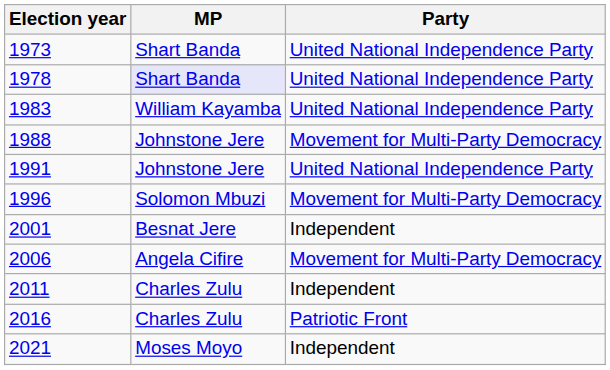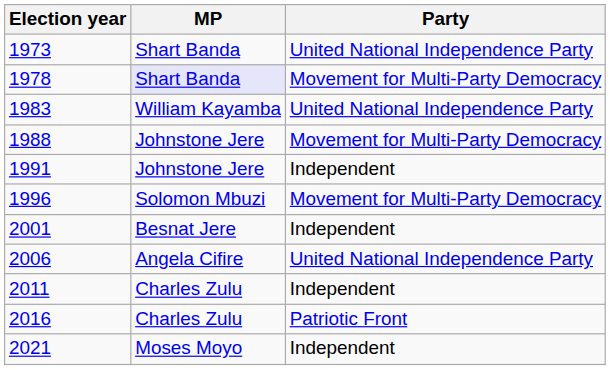(441, 79) United National Independence Party -> (446, 79) Movement for Multi-Party Democracy
(441, 169) United National Independence Party -> (342, 169) Independent
(446, 259) Movement for Multi-Party Democracy -> (441, 259) United National Independence Party
